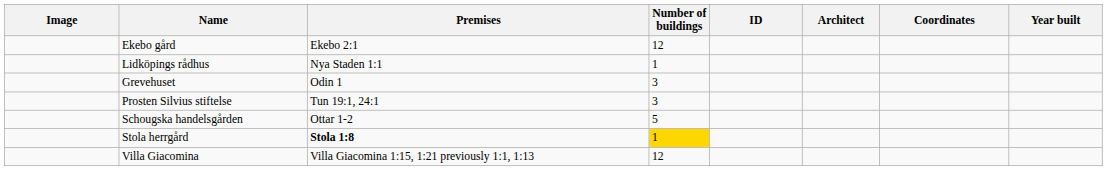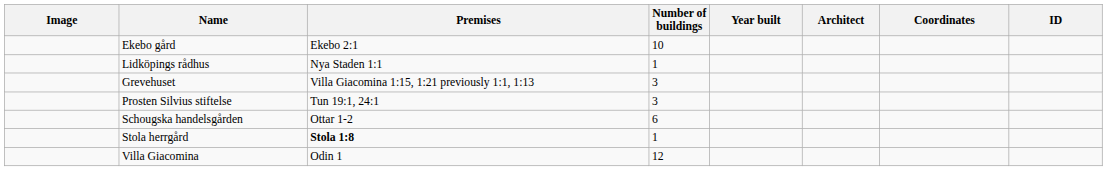columns swapped: (1056, 20) <-> (756, 20)
(658, 45) 12 -> (658, 45) 10
(326, 82) Odin 1 -> (422, 82) Villa Giacomina 1:15, 1:21 previously 1:1, 1:13
(655, 119) 5 -> (655, 119) 6
(655, 138) gold background -> (655, 138) no background
(422, 156) Villa Giacomina 1:15, 1:21 previously 1:1, 1:13 -> (326, 156) Odin 1
